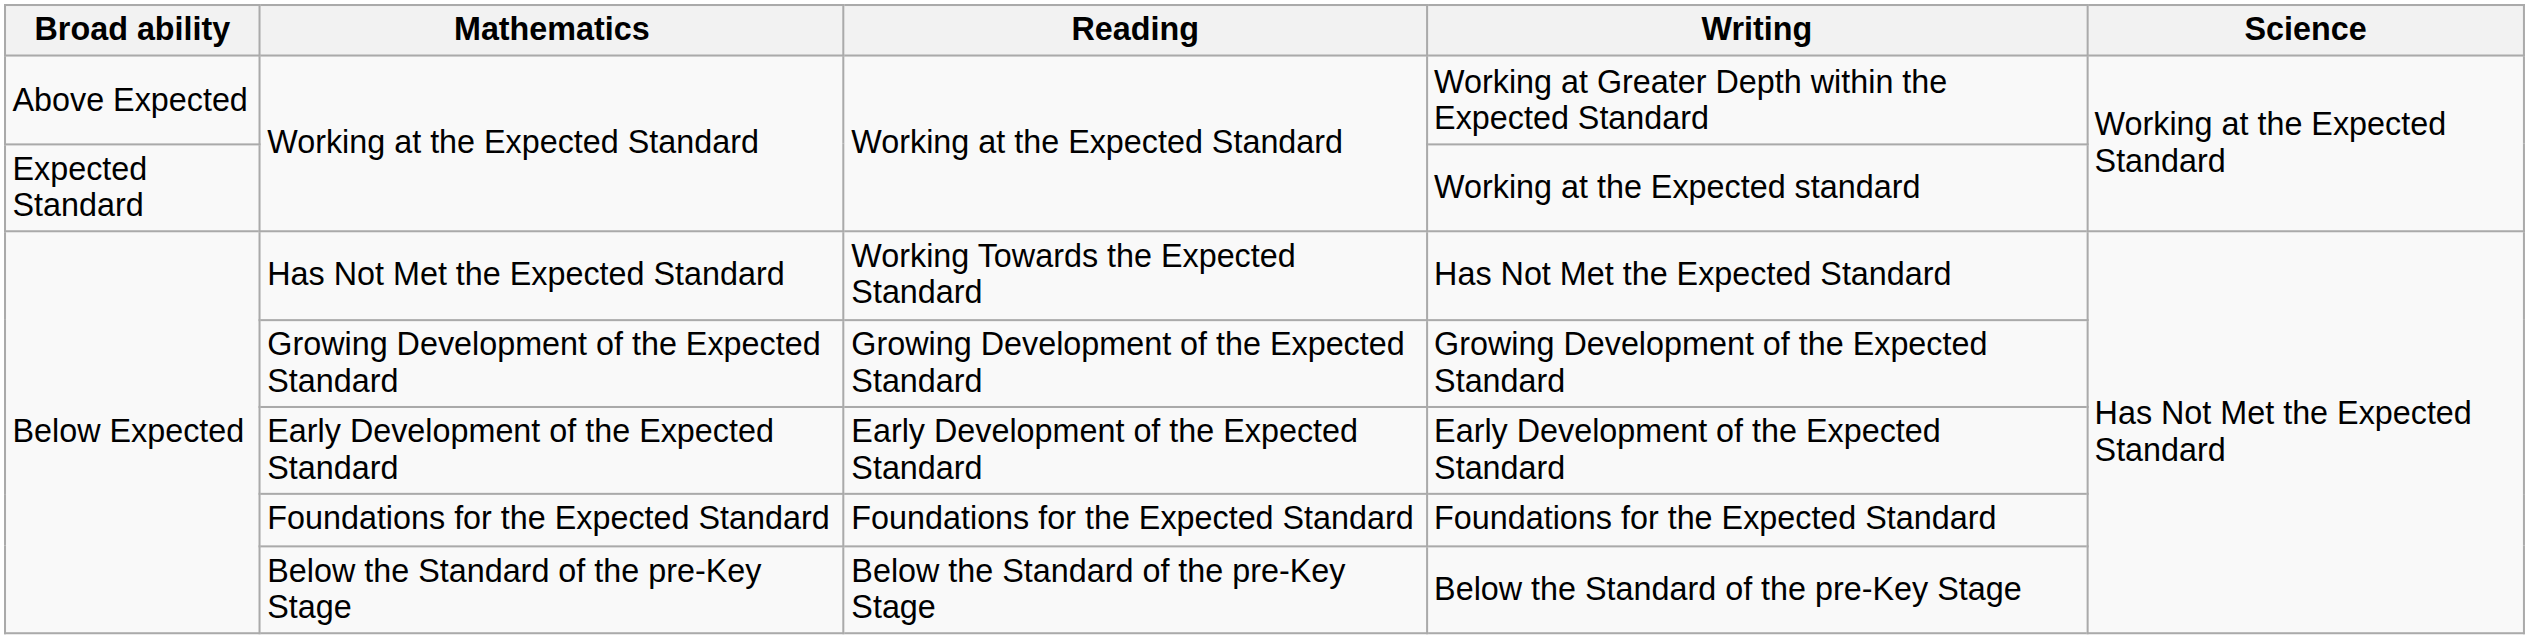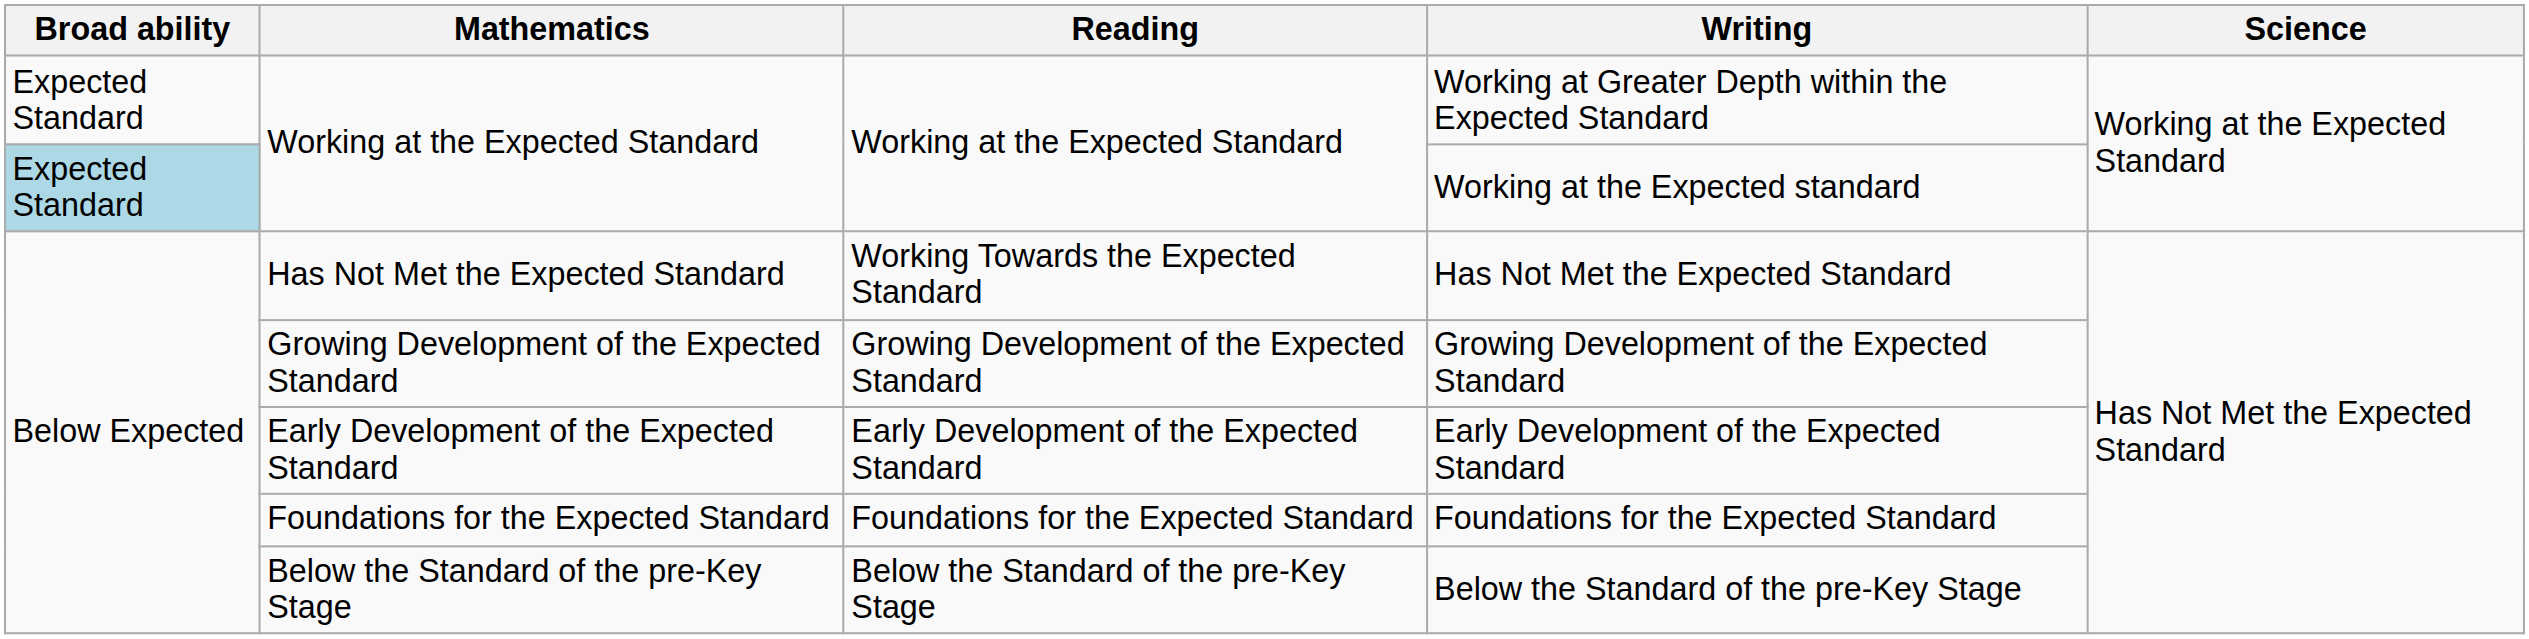(130, 99) Above Expected -> (80, 99) Expected Standard
(80, 187) no background -> (80, 187) lightblue background
